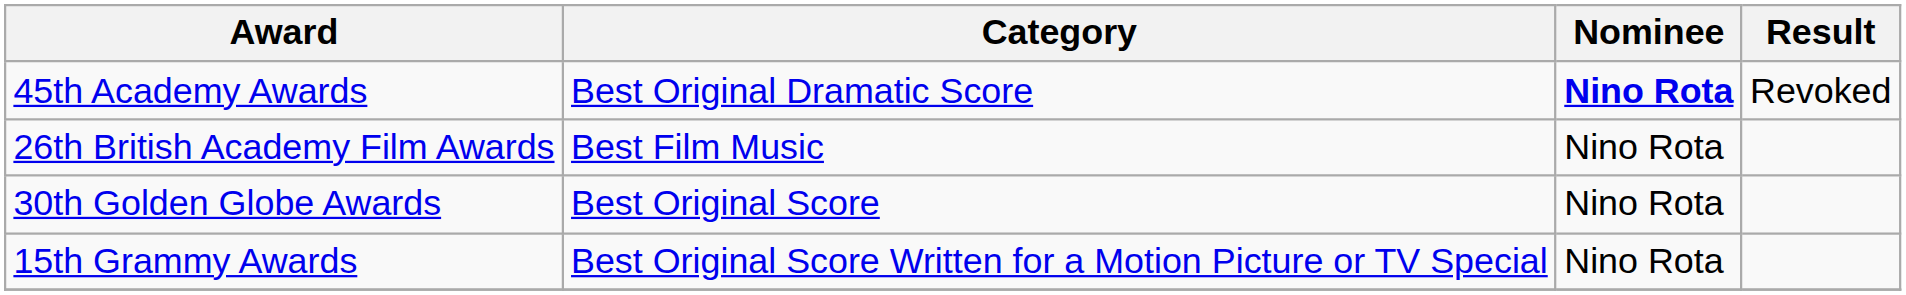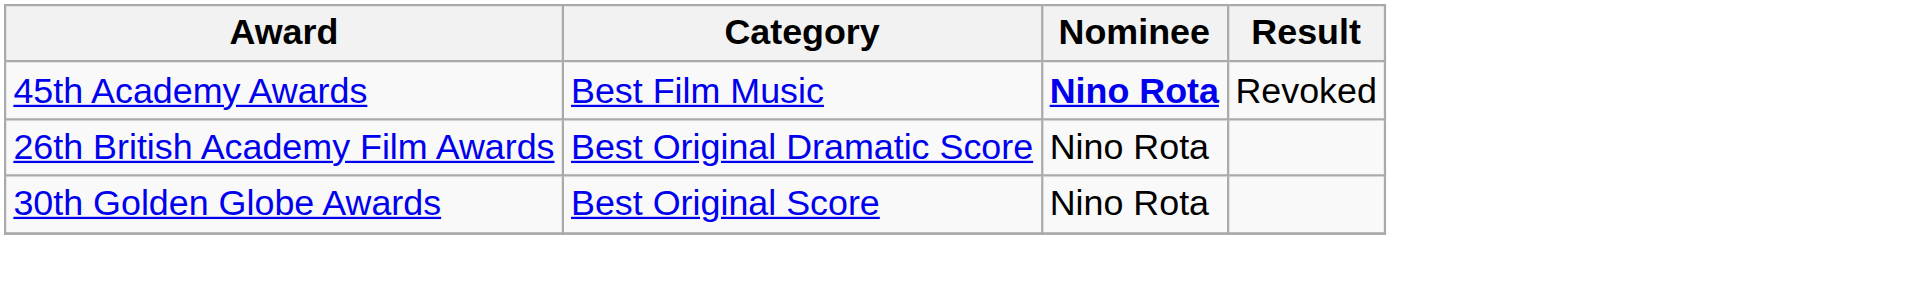(802, 89) Best Original Dramatic Score -> (697, 89) Best Film Music
(697, 146) Best Film Music -> (802, 146) Best Original Dramatic Score
- row: (185, 260)
